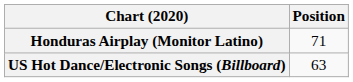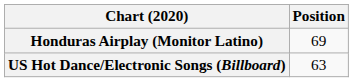(319, 40) 71 -> (319, 40) 69
